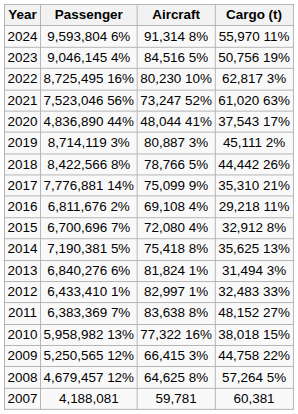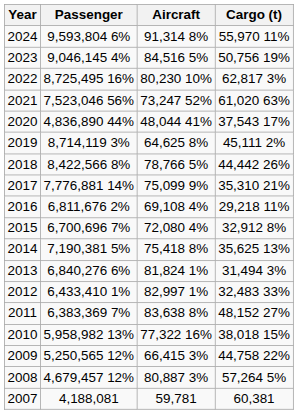(176, 143) 80,887 3% -> (176, 143) 64,625 8%
(176, 377) 64,625 8% -> (176, 377) 80,887 3%
